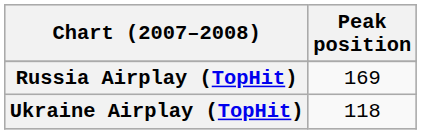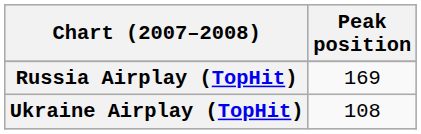(362, 111) 118 -> (362, 111) 108
